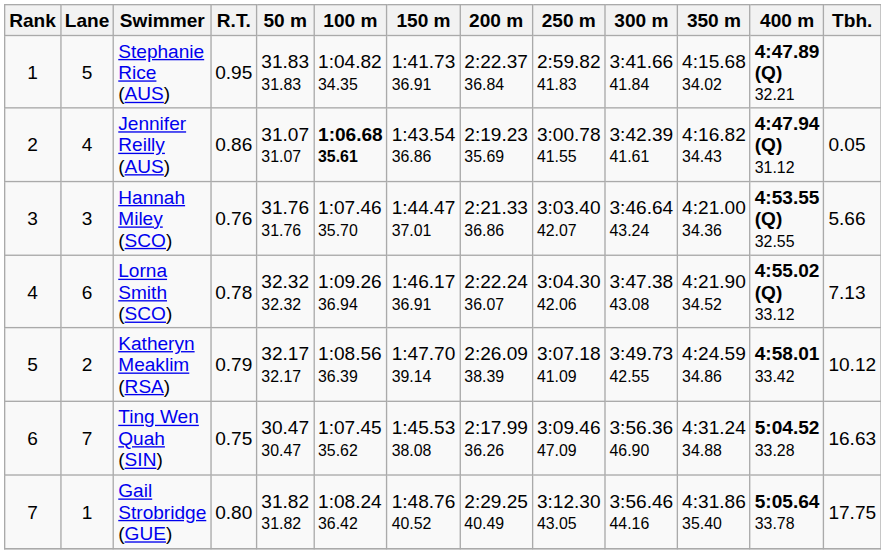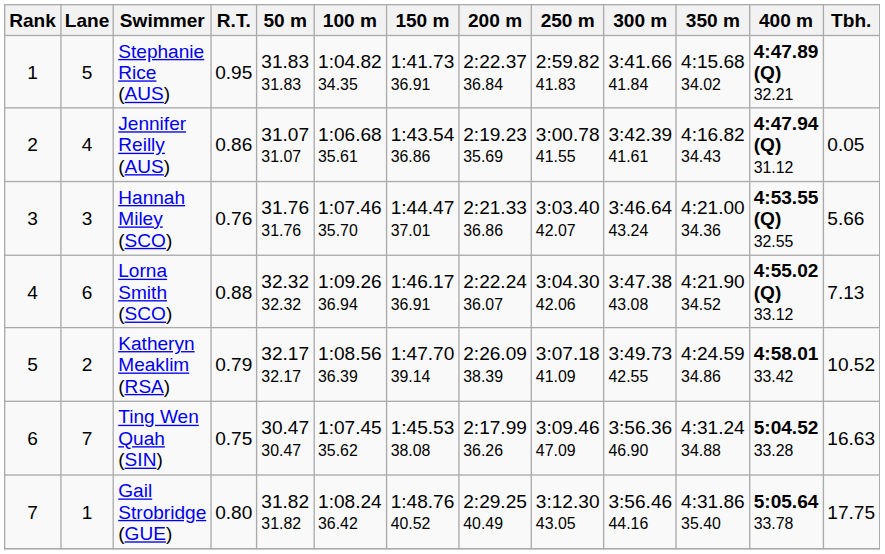(350, 145) bold -> (350, 145) normal
(234, 292) 0.78 -> (234, 292) 0.88
(852, 365) 10.12 -> (851, 365) 10.52
